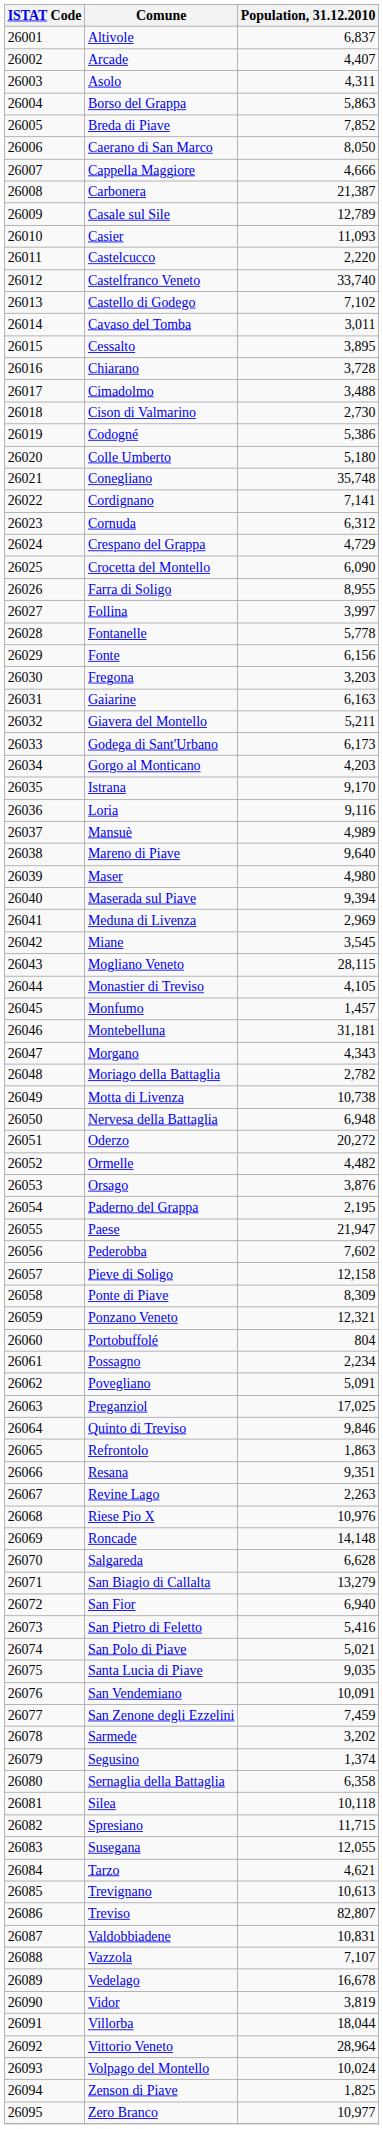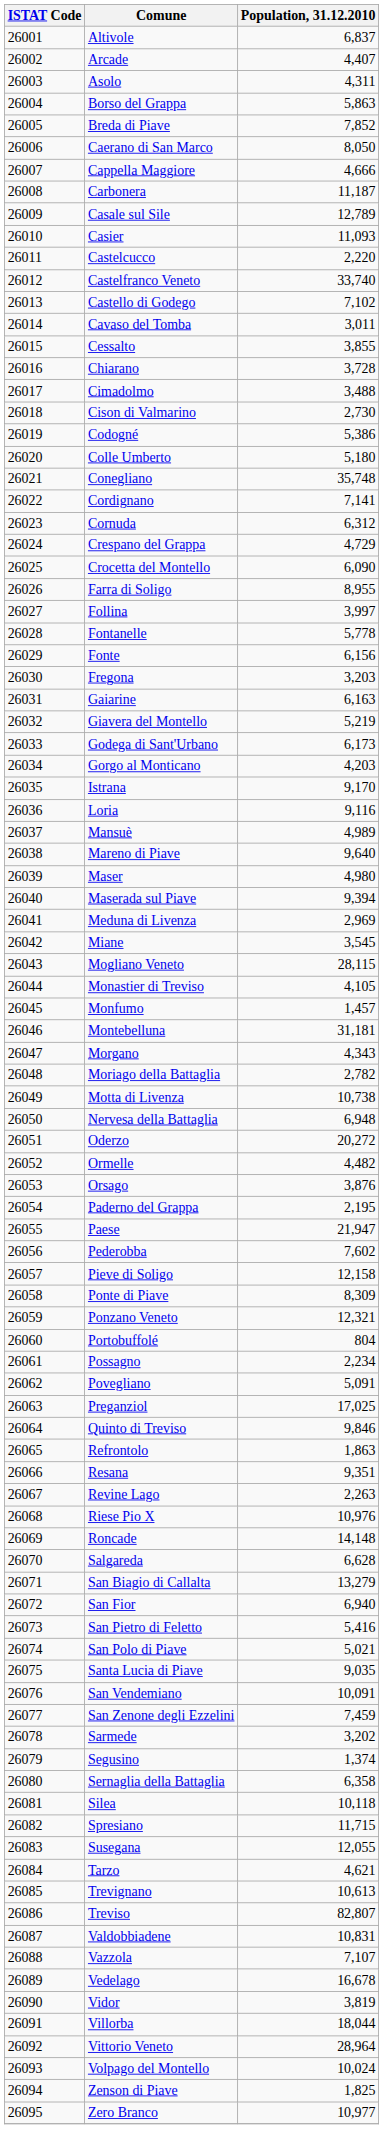(356, 192) 21,387 -> (357, 192) 11,187
(360, 346) 3,895 -> (360, 346) 3,855
(360, 721) 5,211 -> (360, 721) 5,219
